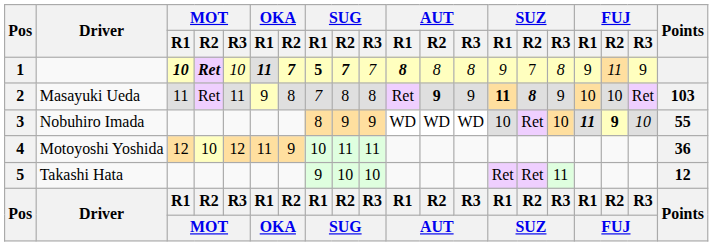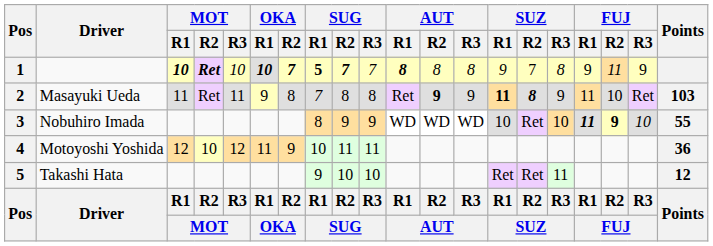(264, 69) 11 -> (264, 69) 10
(588, 95) 10 -> (588, 95) 11
